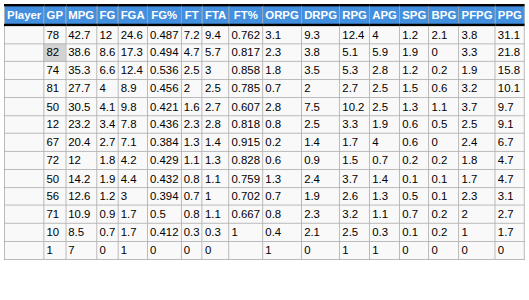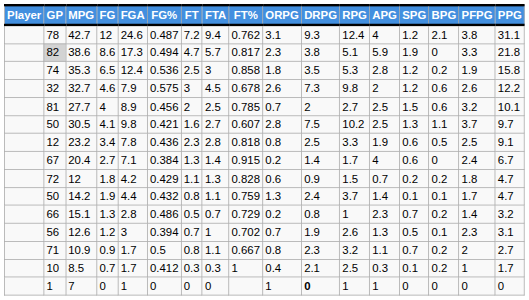(107, 71) 6.6 -> (107, 71) 6.5
+ row: (79, 89)
+ row: (79, 215)
(307, 251) normal -> (307, 287) bold
